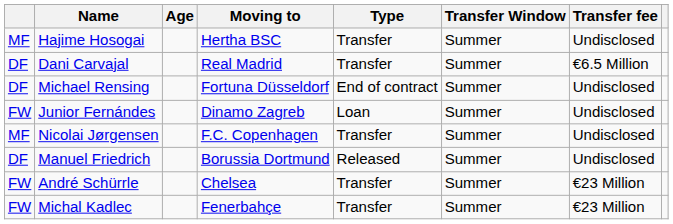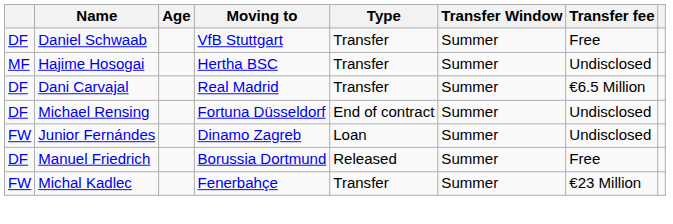+ row: (93, 40)
- row: (98, 135)
(614, 159) Undisclosed -> (585, 159) Free
- row: (88, 183)
